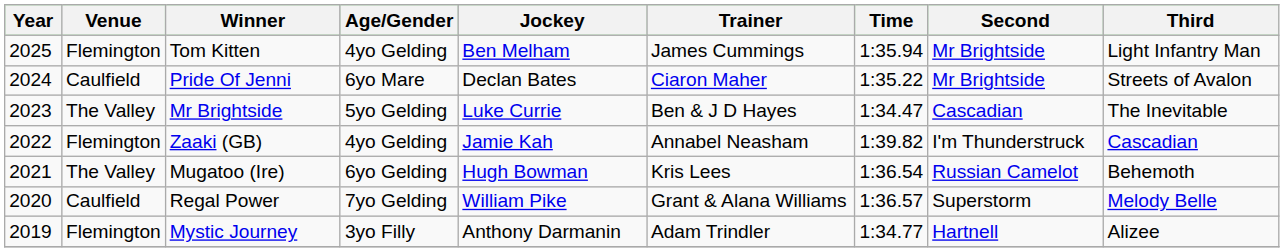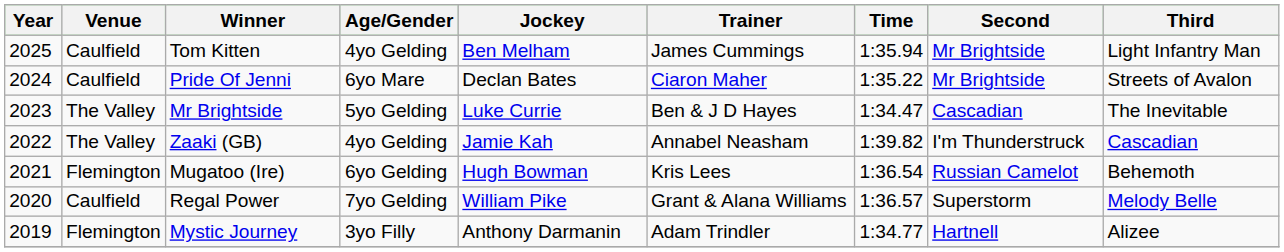(113, 50) Flemington -> (103, 50) Caulfield
(113, 141) Flemington -> (111, 141) The Valley
(111, 171) The Valley -> (113, 171) Flemington
